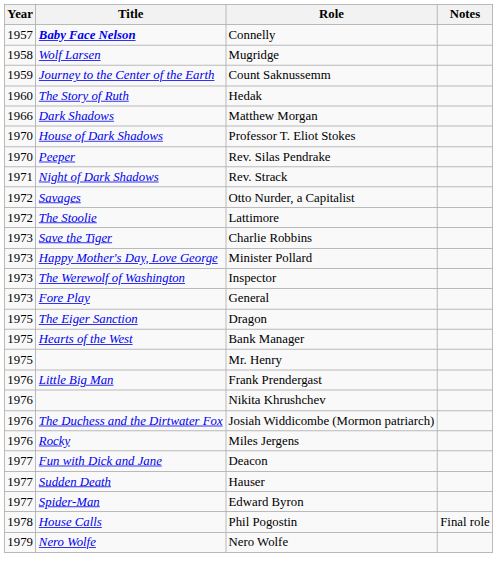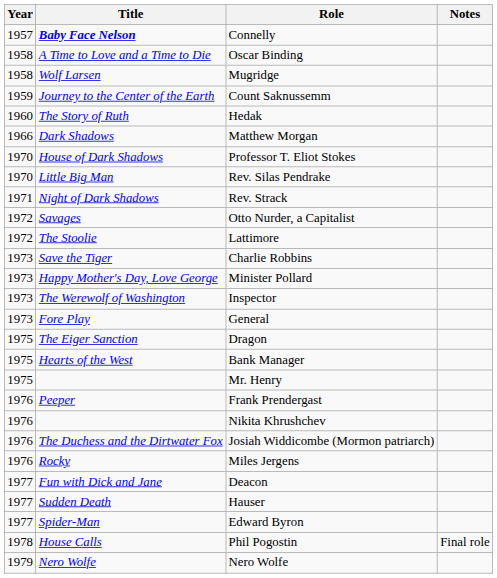+ row: (266, 55)
(57, 156) Peeper -> (76, 177) Little Big Man
(76, 380) Little Big Man -> (57, 400) Peeper
